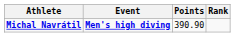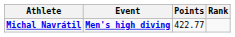(189, 25) 390.90 -> (189, 25) 422.77
